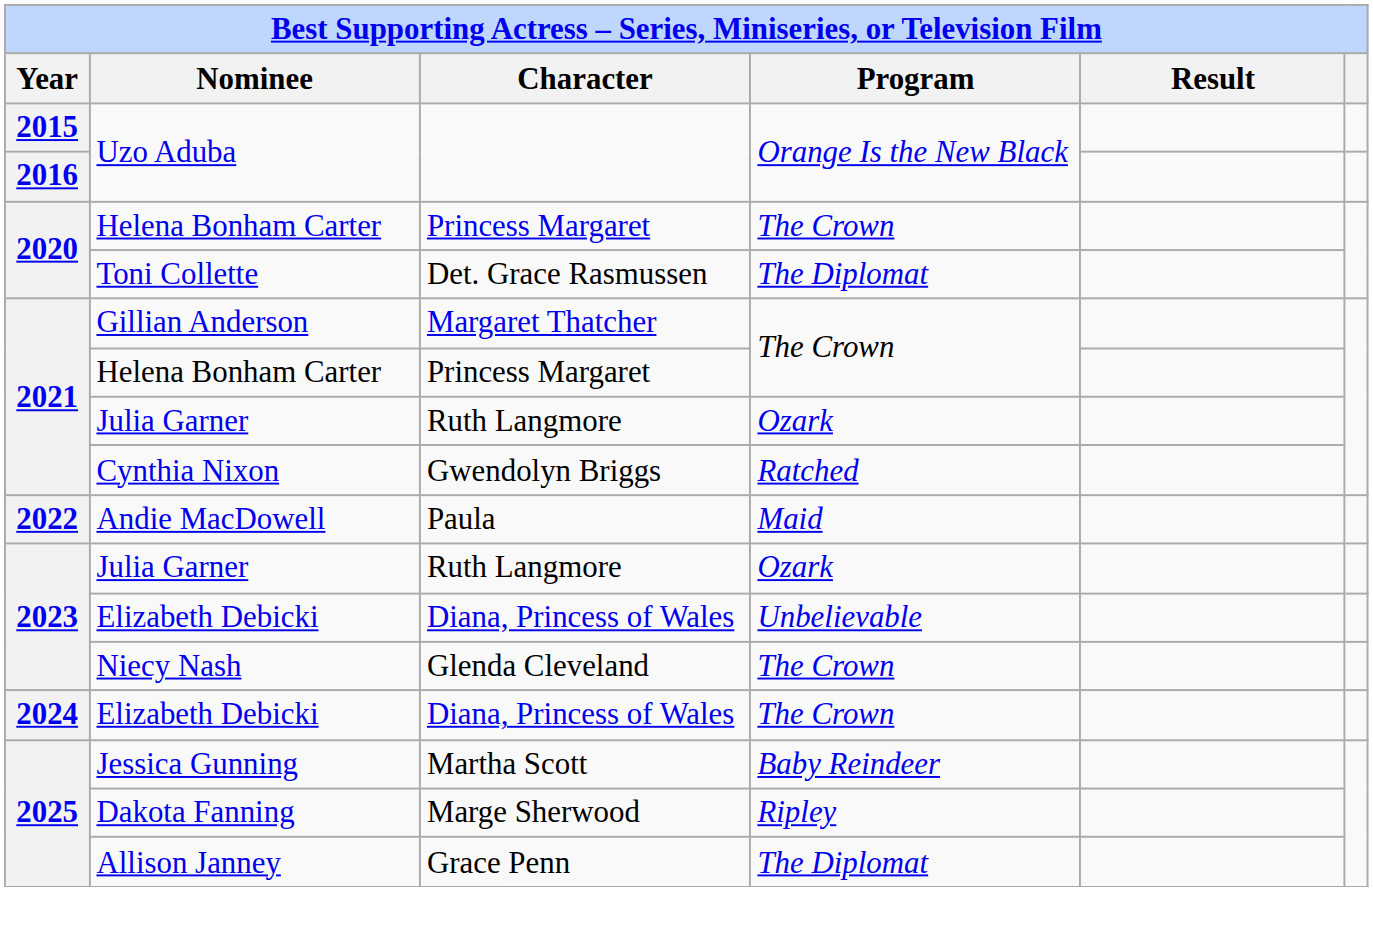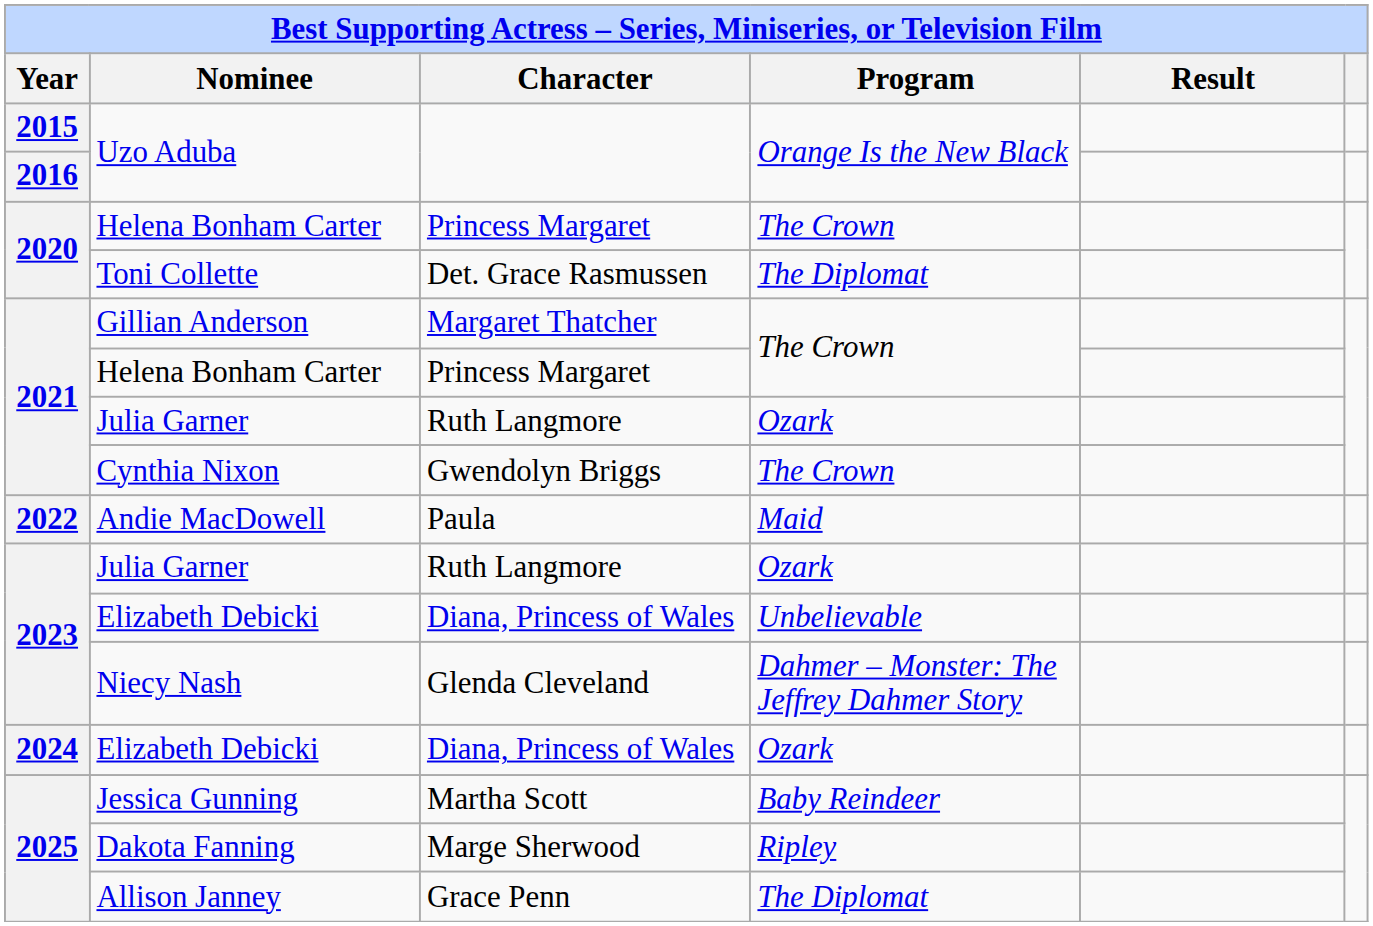(808, 469) Ratched -> (826, 469) The Crown
(826, 665) The Crown -> (907, 683) Dahmer – Monster: The Jeffrey Dahmer Story
(826, 714) The Crown -> (795, 749) Ozark
